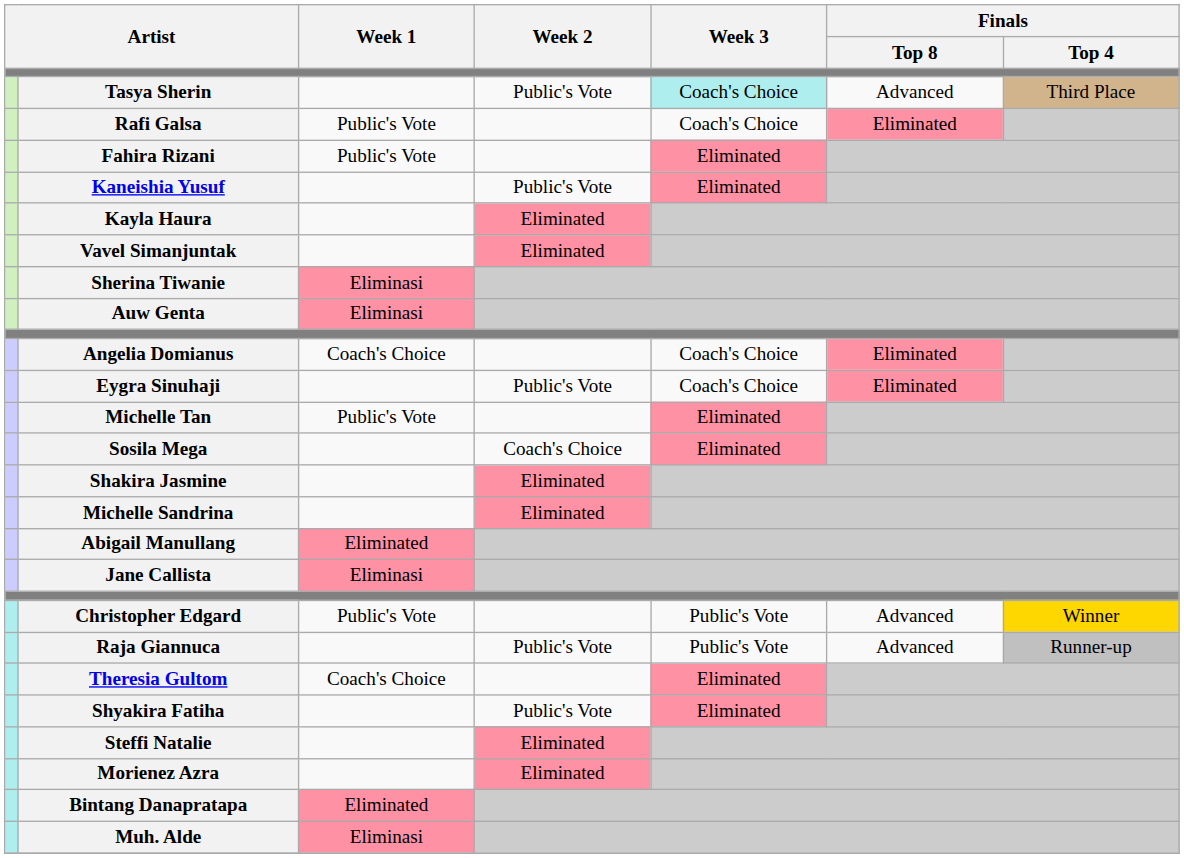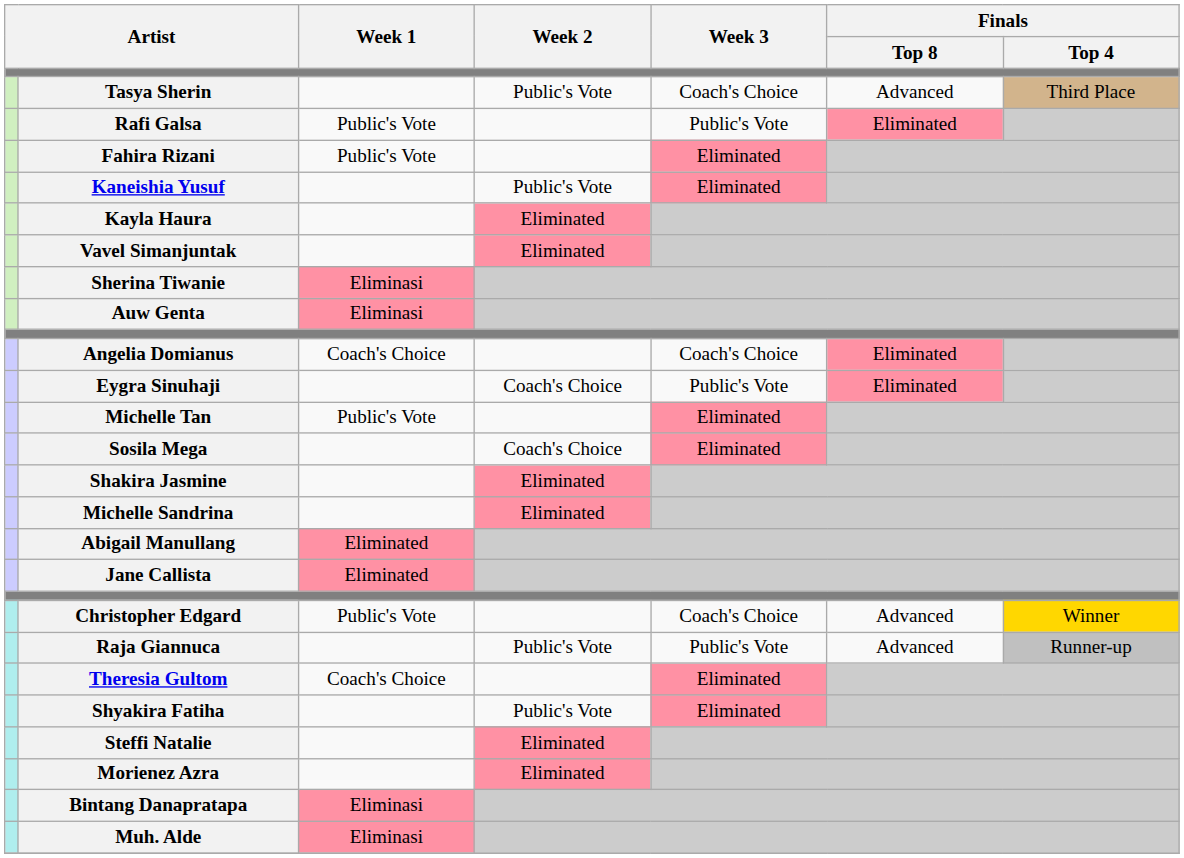(739, 92) paleturquoise background -> (739, 92) no background
(739, 124) Coach's Choice -> (739, 124) Public's Vote
(563, 386) Public's Vote -> (563, 386) Coach's Choice
(739, 386) Coach's Choice -> (739, 386) Public's Vote
(386, 575) Eliminasi -> (386, 575) Eliminated
(739, 616) Public's Vote -> (739, 616) Coach's Choice
(386, 805) Eliminated -> (386, 805) Eliminasi
